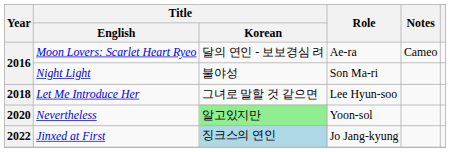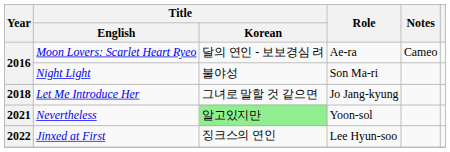(363, 94) Lee Hyun-soo -> (364, 94) Jo Jang-kyung
(19, 115) 2020 -> (19, 115) 2021
(239, 136) lightblue background -> (239, 136) no background
(364, 136) Jo Jang-kyung -> (363, 136) Lee Hyun-soo
